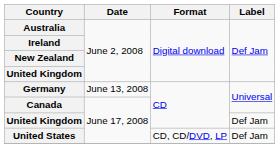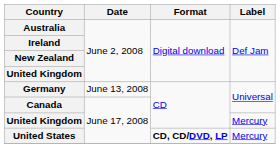(250, 120) Def Jam -> (250, 120) Mercury
(190, 136) normal -> (190, 136) bold
(250, 136) Def Jam -> (250, 136) Mercury
